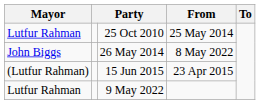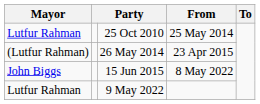(34, 52) John Biggs -> (48, 52) (Lutfur Rahman)
(204, 52) 8 May 2022 -> (203, 52) 23 Apr 2015
(48, 71) (Lutfur Rahman) -> (34, 71) John Biggs
(203, 71) 23 Apr 2015 -> (204, 71) 8 May 2022
